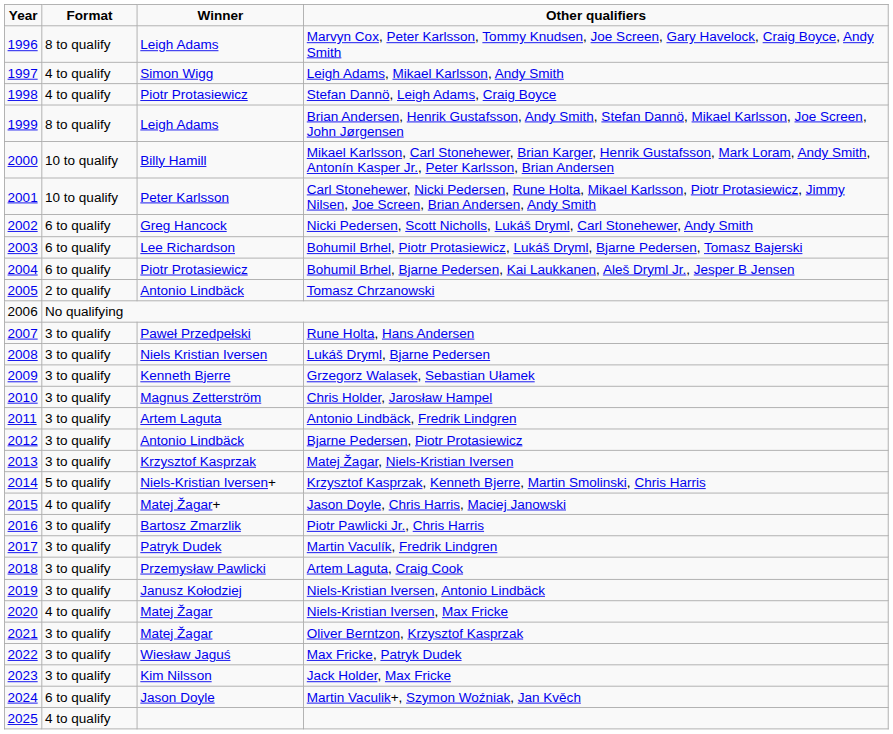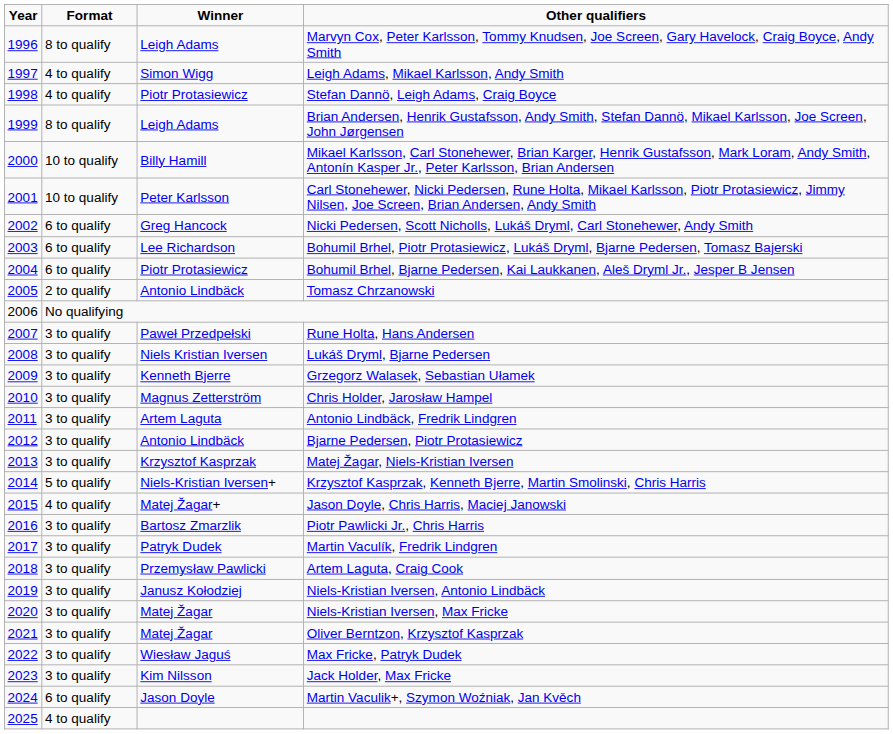(78, 611) 4 to qualify -> (78, 611) 3 to qualify
